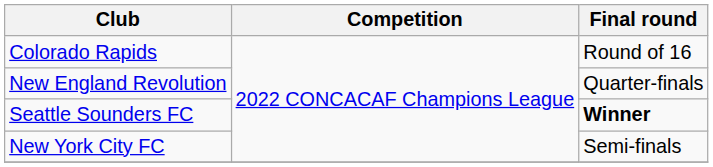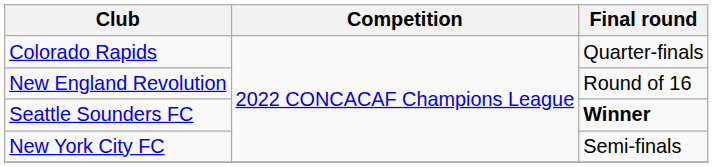(637, 51) Round of 16 -> (643, 51) Quarter-finals
(643, 83) Quarter-finals -> (637, 83) Round of 16
